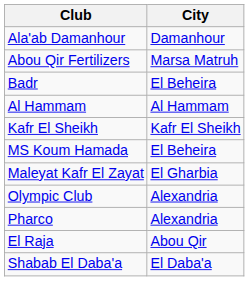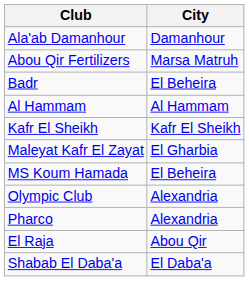rows swapped: (76, 173) <-> (68, 151)
